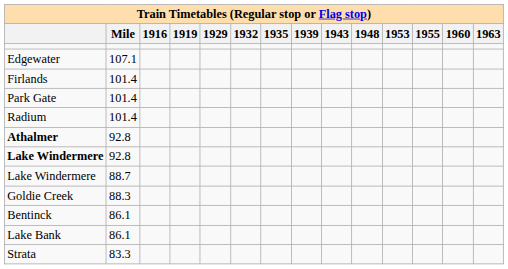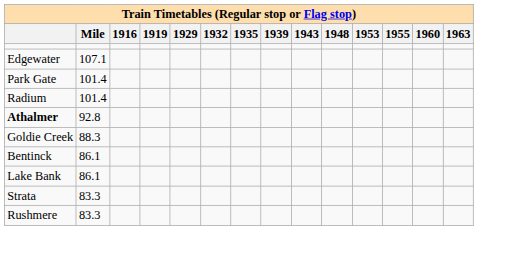- row: (27, 78)
- row: (55, 156)
- row: (51, 176)
+ row: (32, 215)
